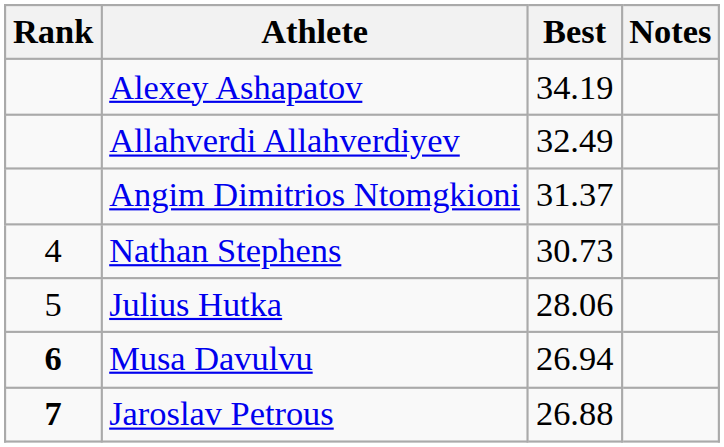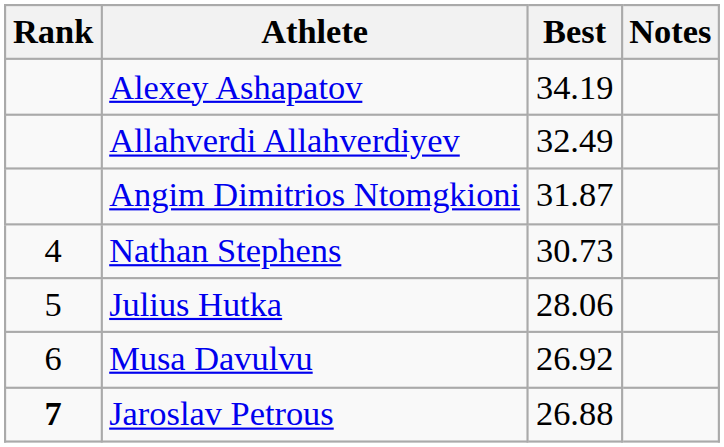(575, 195) 31.37 -> (575, 195) 31.87
(53, 359) bold -> (53, 359) normal
(575, 359) 26.94 -> (575, 359) 26.92
